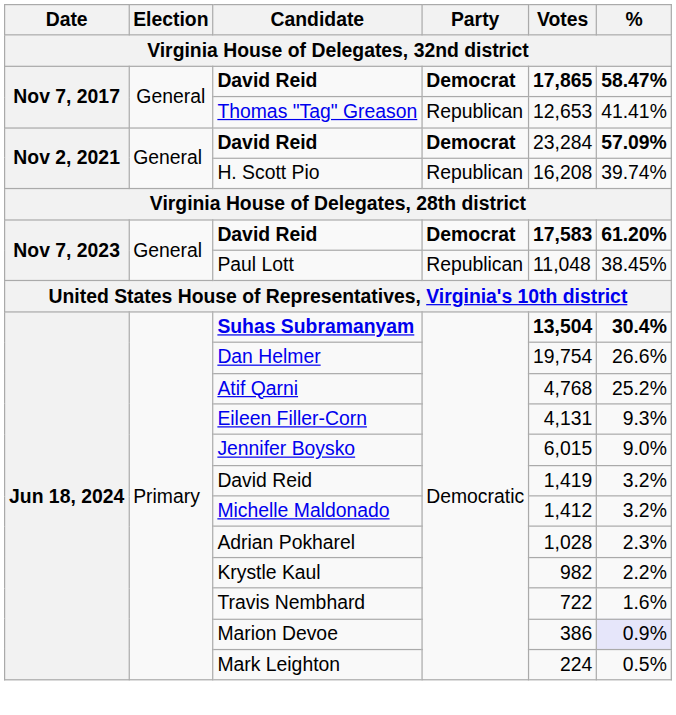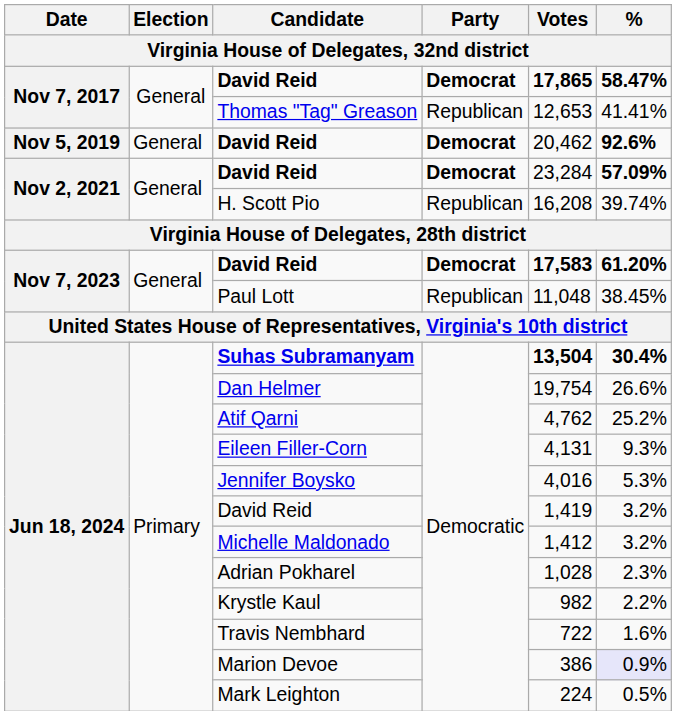+ row: (67, 142)
(568, 388) 4,768 -> (568, 419) 4,762
(568, 449) 6,015 -> (568, 480) 4,016
(645, 449) 9.0% -> (645, 480) 5.3%
